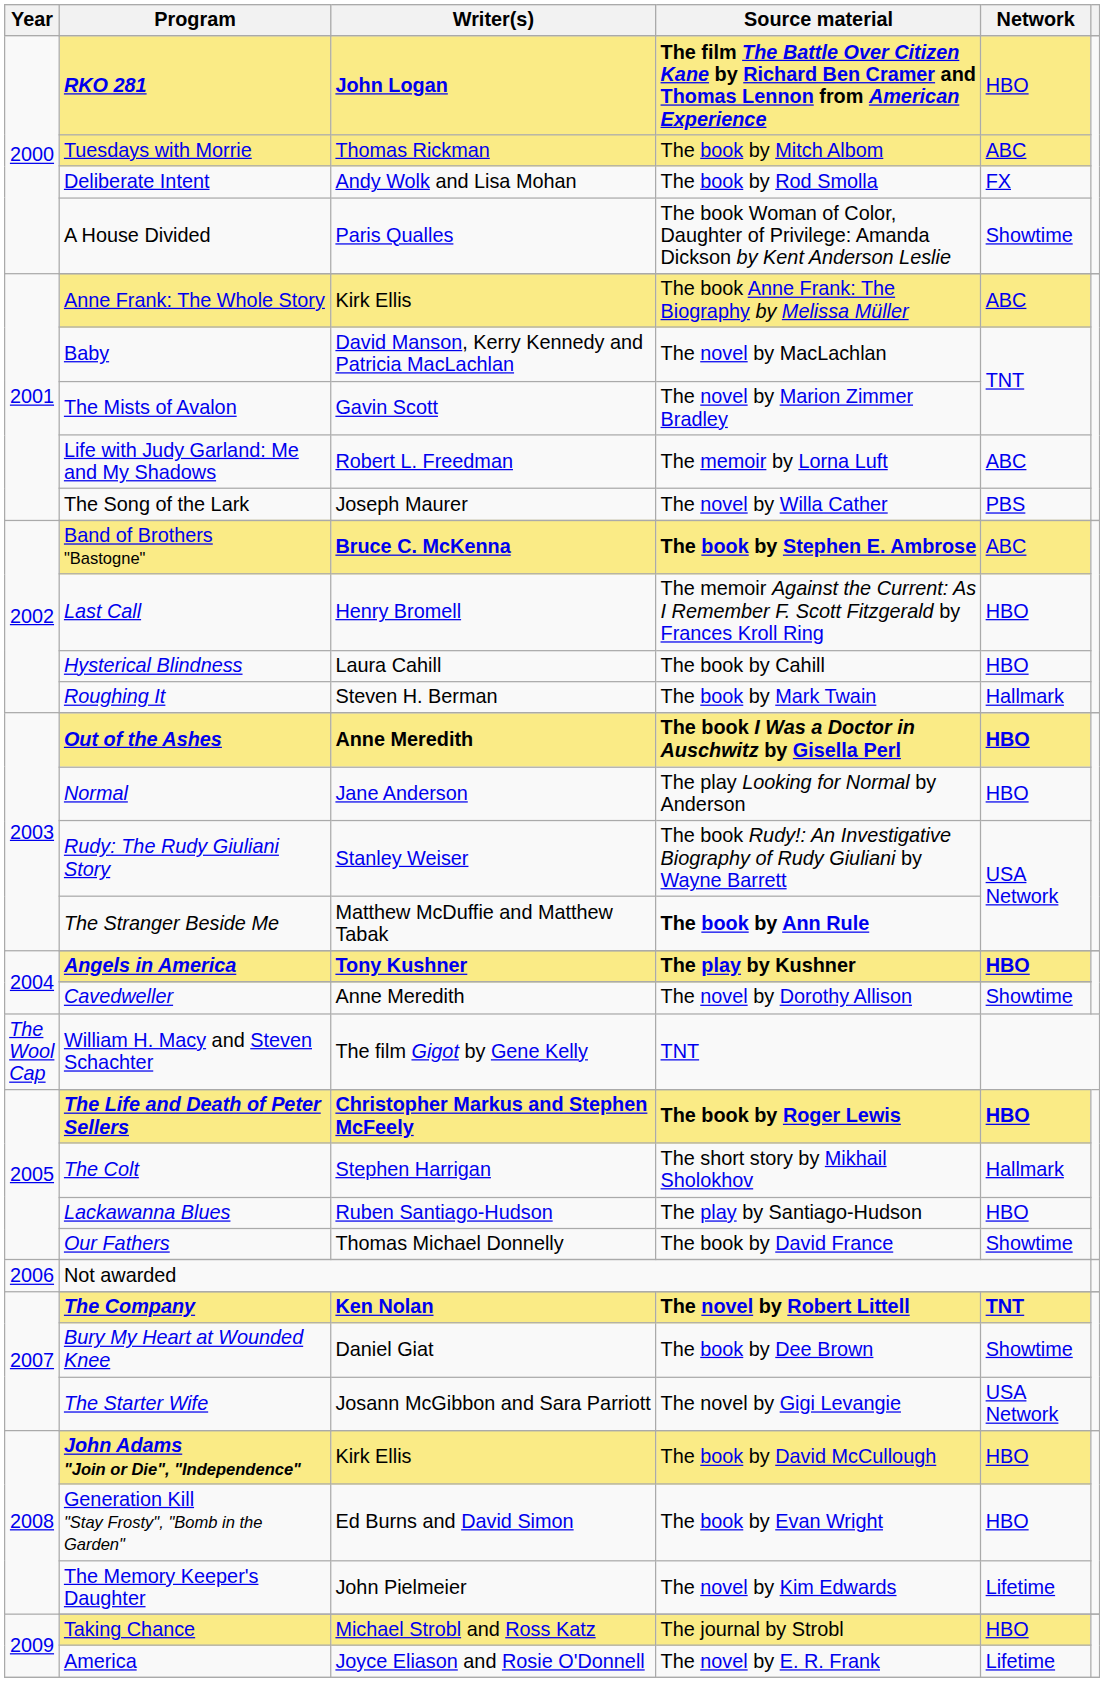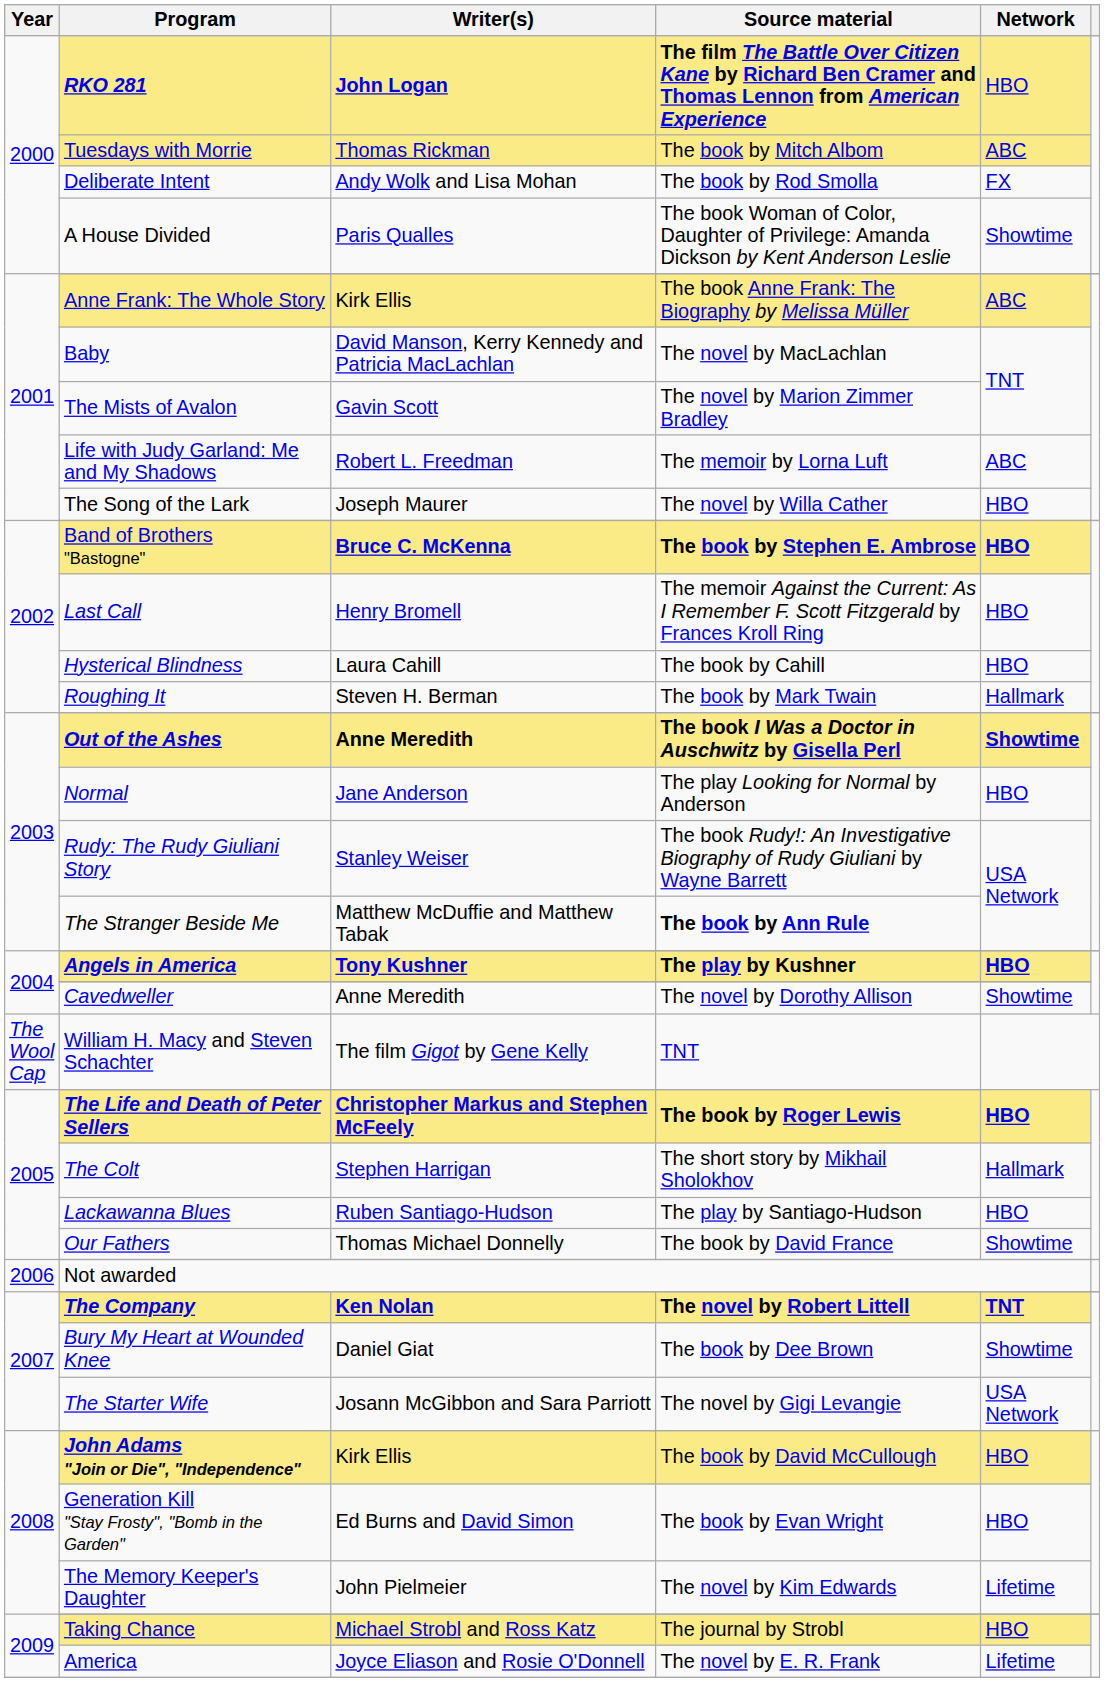(1005, 504) PBS -> (1007, 504) HBO
(1006, 546) ABC -> (1008, 546) HBO
(1008, 739) HBO -> (1032, 739) Showtime
